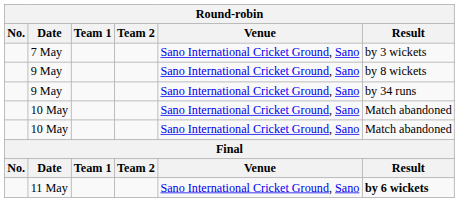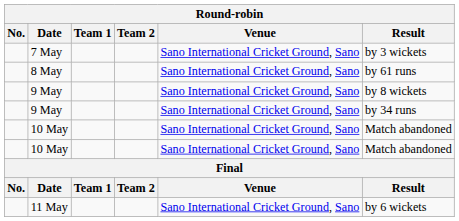+ row: (16, 72)
(397, 187) bold -> (396, 206) normal
